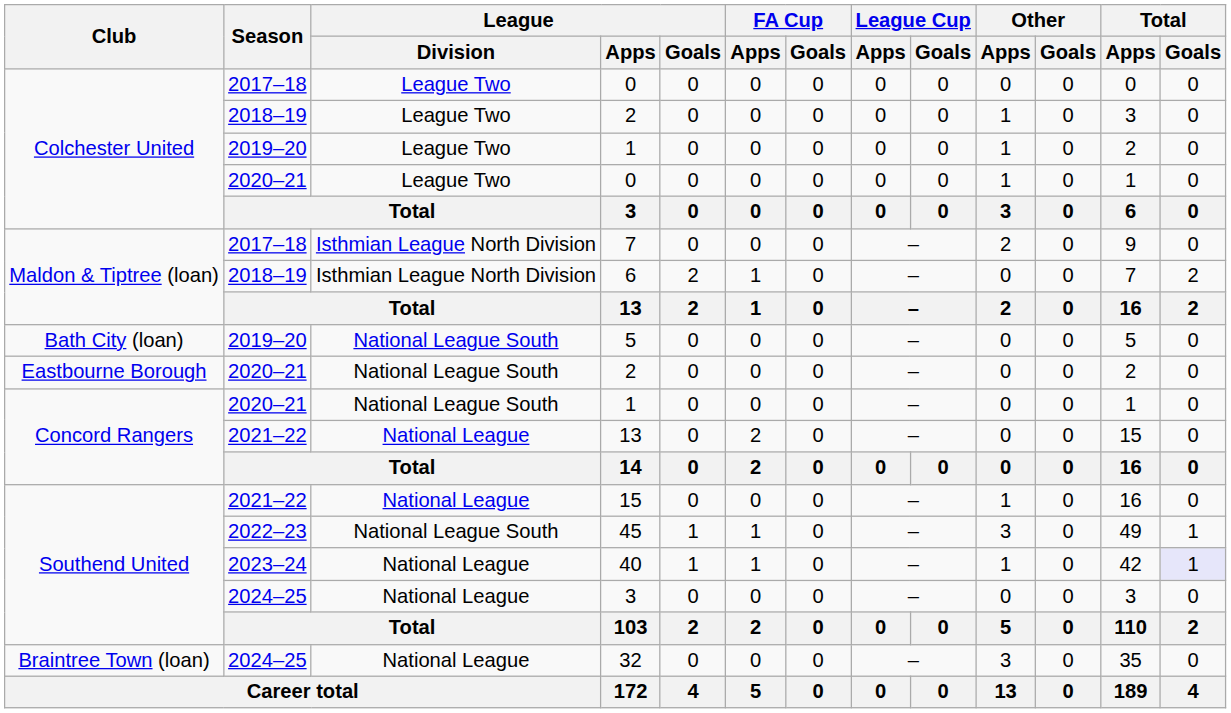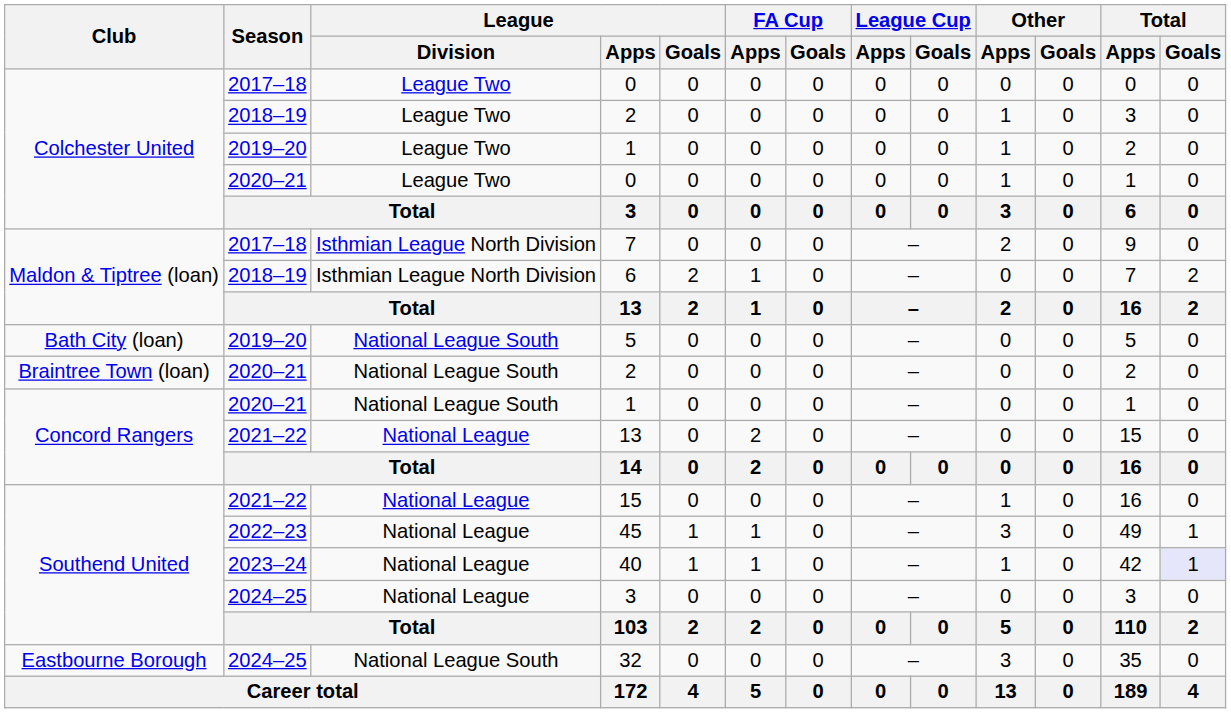(114, 372) Eastbourne Borough -> (114, 372) Braintree Town (loan)
(456, 532) National League South -> (456, 532) National League
(114, 659) Braintree Town (loan) -> (114, 659) Eastbourne Borough
(456, 659) National League -> (456, 659) National League South
